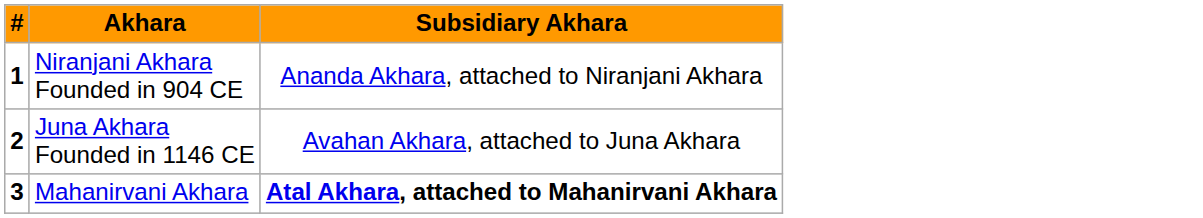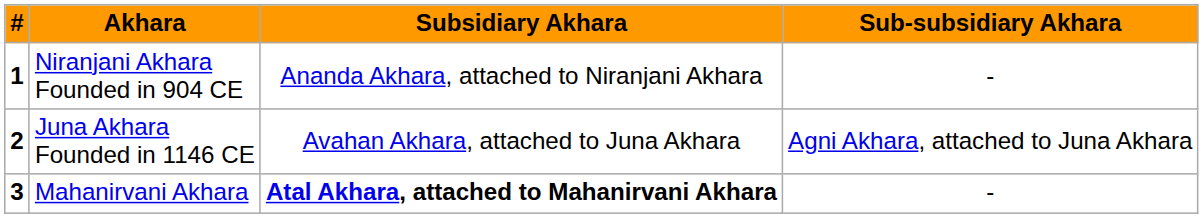+ column: (990, 23)
